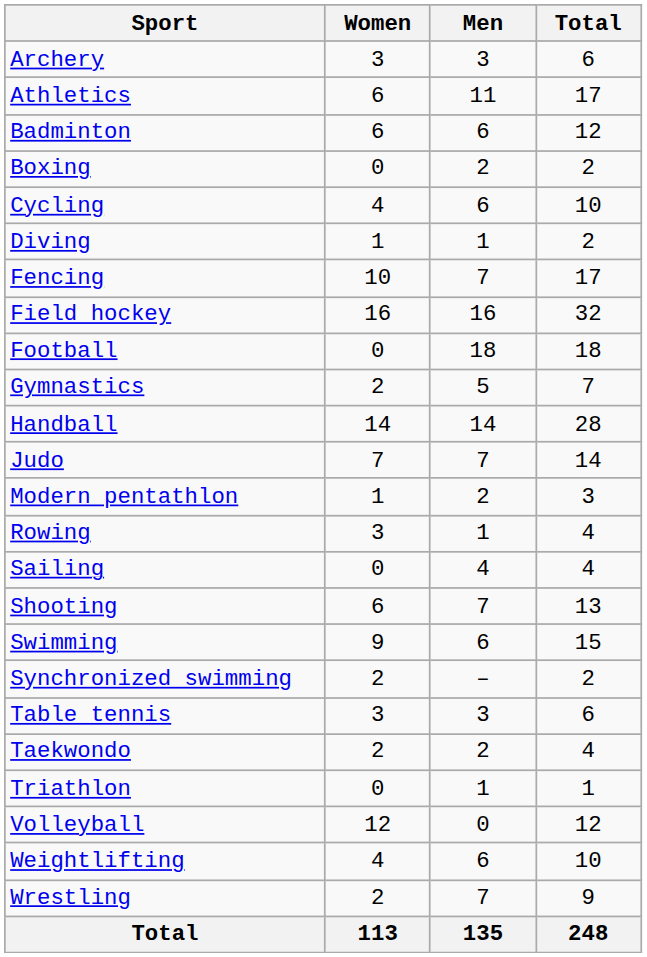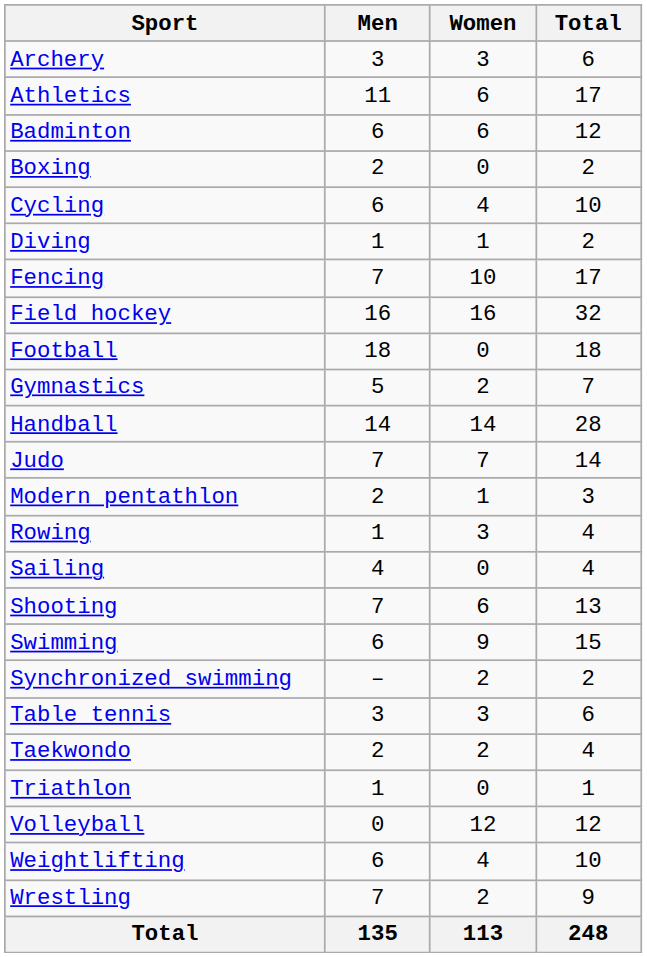columns swapped: (483, 23) <-> (378, 23)
